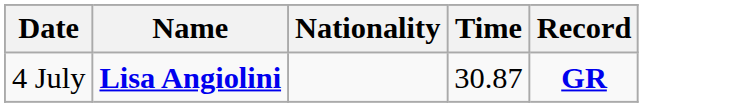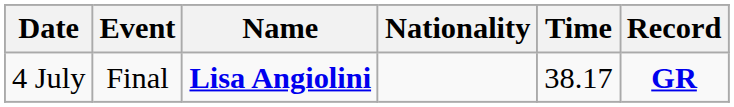+ column: (137, 28)
(489, 76) 30.87 -> (579, 76) 38.17
